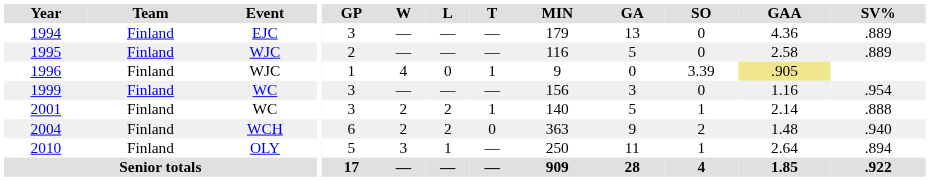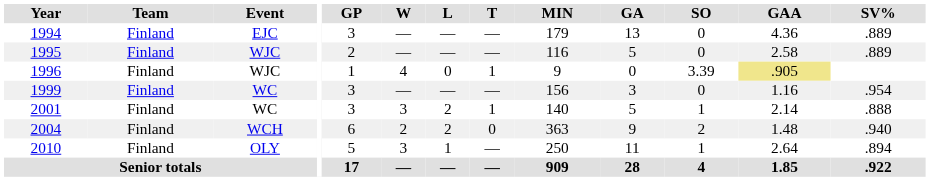(403, 109) 2 -> (403, 109) 3
